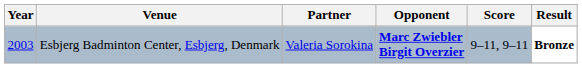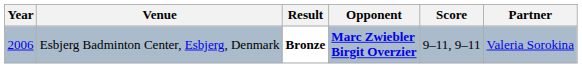columns swapped: (329, 15) <-> (554, 15)
(21, 44) 2003 -> (21, 44) 2006
